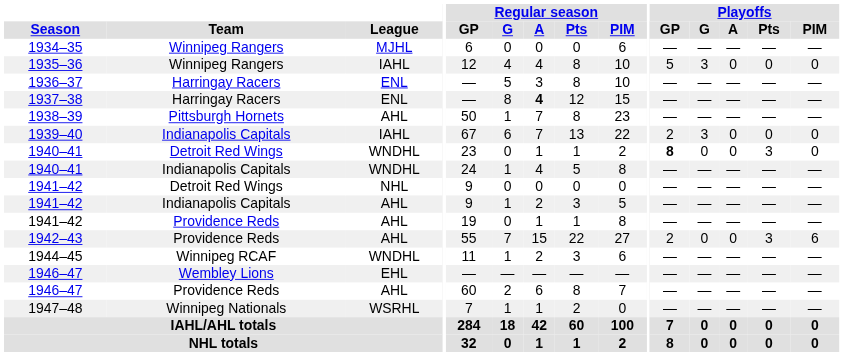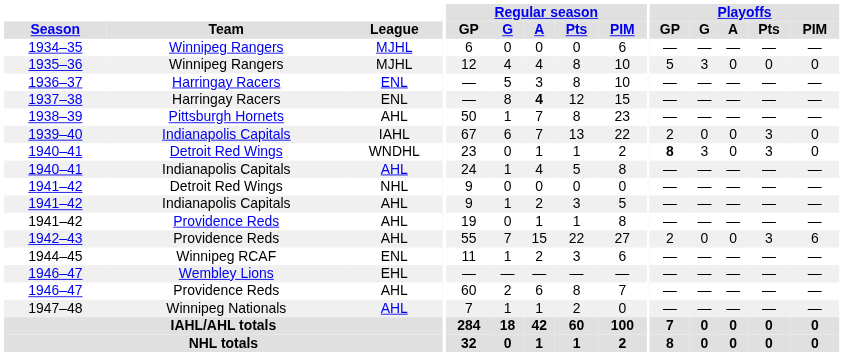(394, 64) IAHL -> (394, 64) MJHL
(704, 134) 3 -> (704, 134) 0
(769, 134) 0 -> (769, 134) 3
(704, 151) 0 -> (704, 151) 3
(394, 169) WNDHL -> (394, 169) AHL
(394, 256) WNDHL -> (394, 256) ENL
(394, 308) WSRHL -> (394, 308) AHL
